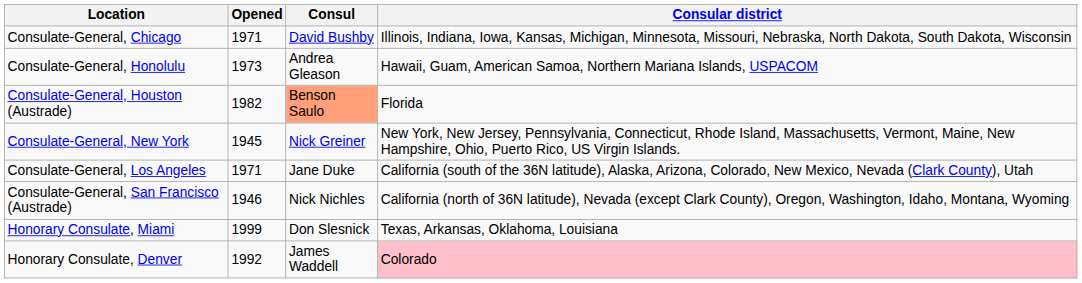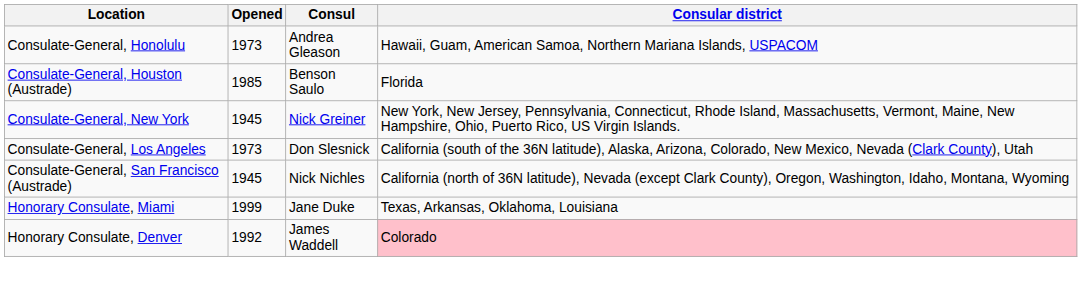- row: (94, 37)
(247, 104) 1982 -> (247, 82) 1985
(312, 104) lightsalmon background -> (312, 82) no background
(247, 170) 1971 -> (247, 149) 1973
(322, 170) Jane Duke -> (329, 149) Don Slesnick
(247, 200) 1946 -> (247, 178) 1945
(329, 230) Don Slesnick -> (322, 208) Jane Duke
